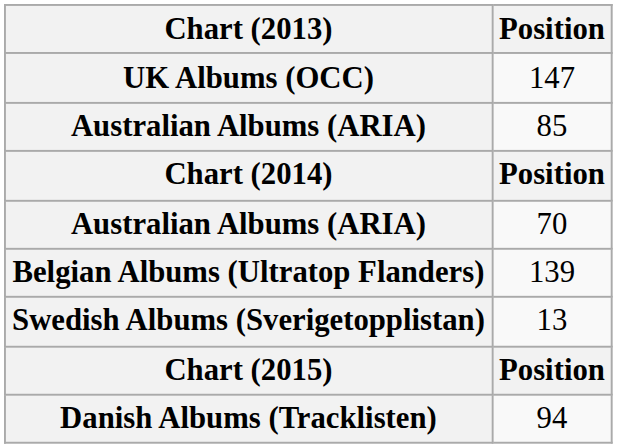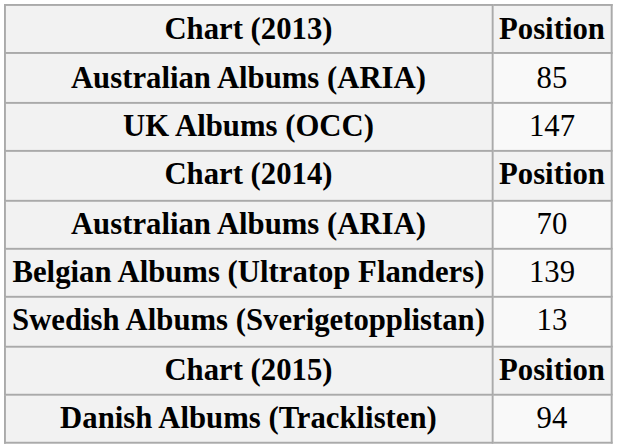rows swapped: (552, 126) <-> (552, 77)
